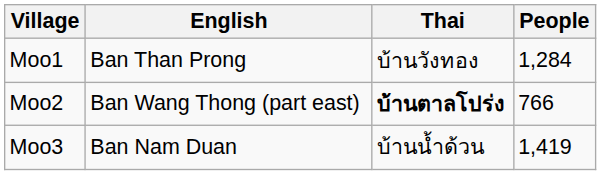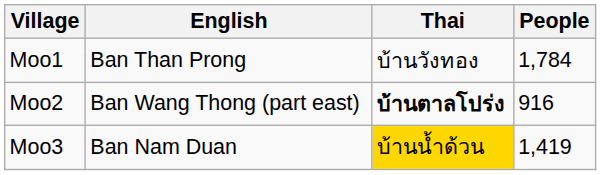(545, 60) 1,284 -> (545, 60) 1,784
(536, 103) 766 -> (536, 103) 916
(431, 147) no background -> (431, 147) gold background
